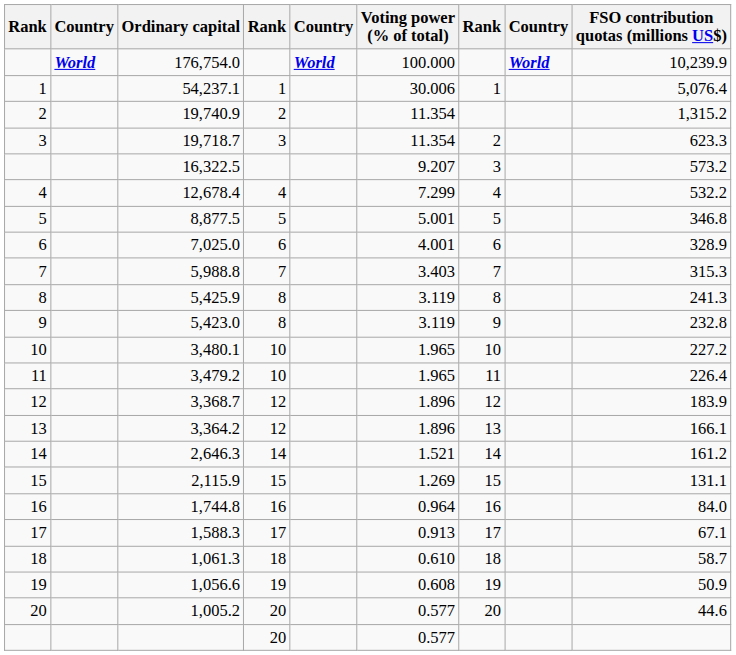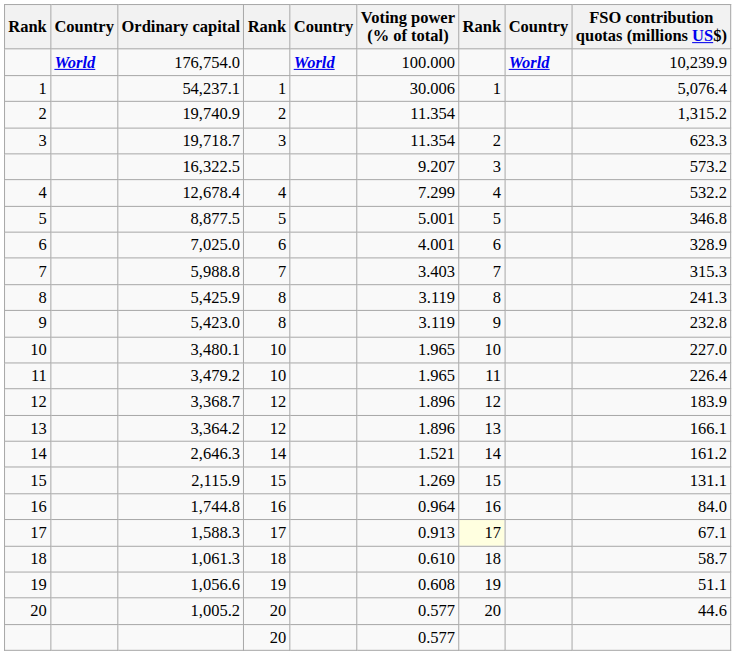(708, 349) 227.2 -> (708, 349) 227.0
(493, 532) no background -> (493, 532) lightyellow background
(712, 584) 50.9 -> (712, 584) 51.1
